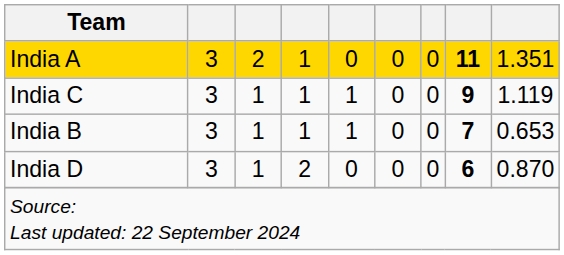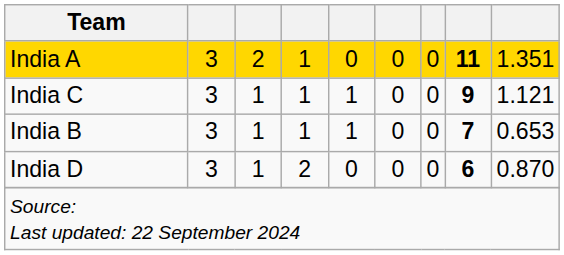(525, 95) 1.119 -> (525, 95) 1.121
